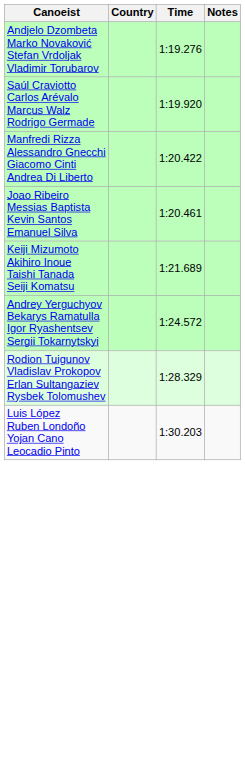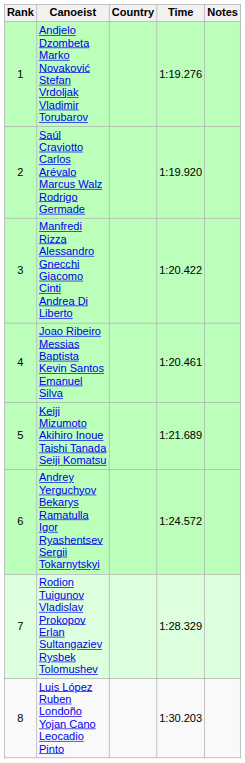+ column: (20, 13)
